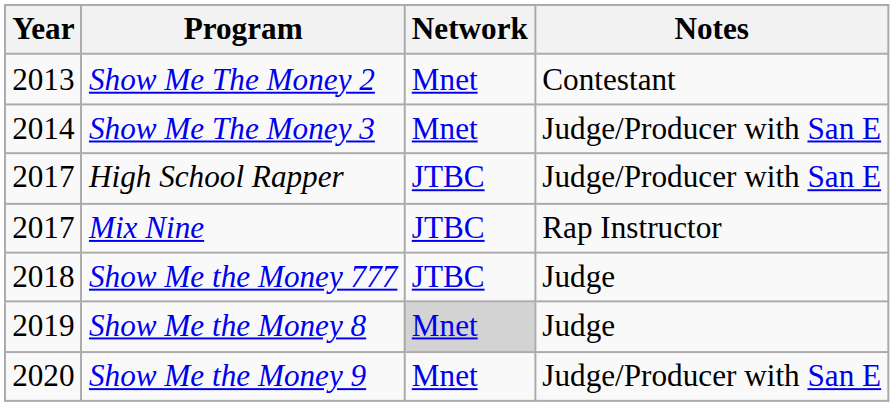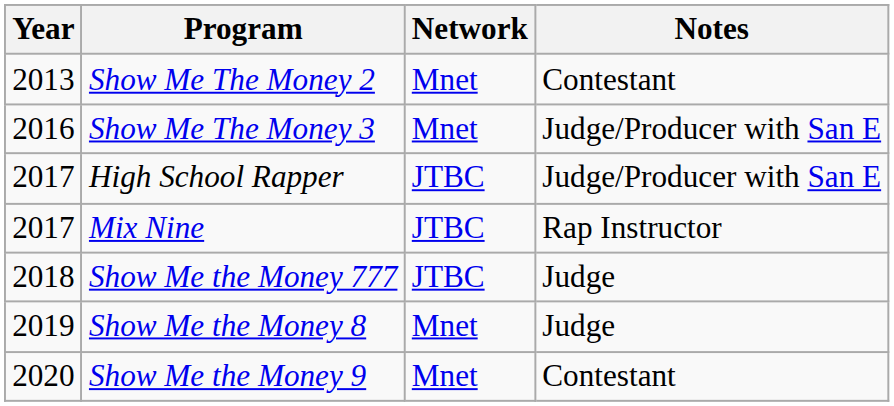(43, 128) 2014 -> (43, 128) 2016
(445, 326) lightgrey background -> (445, 326) no background
(712, 375) Judge/Producer with San E -> (609, 375) Contestant
